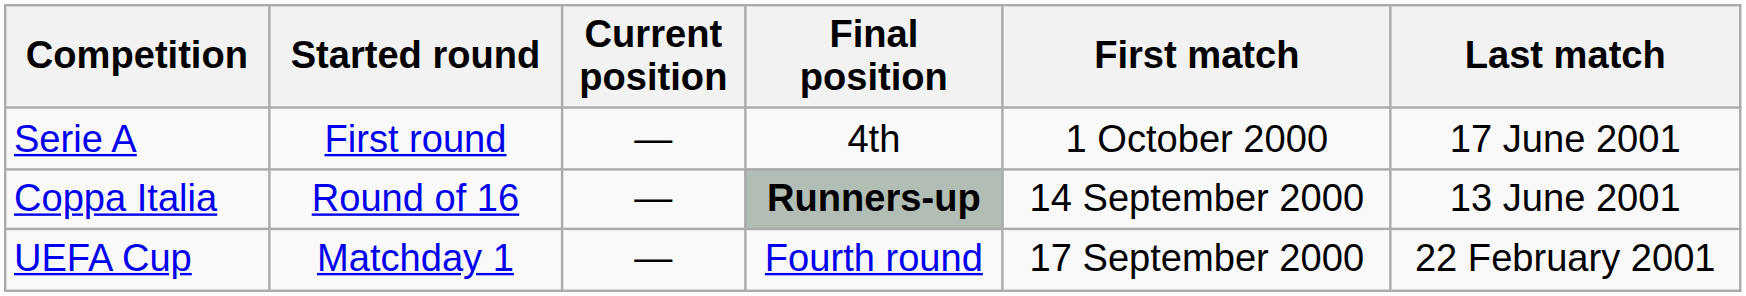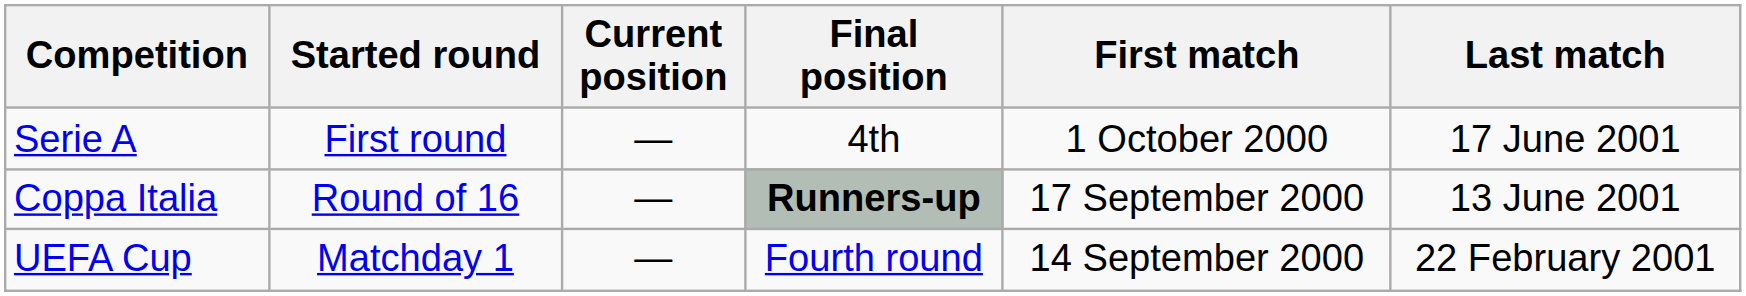(1197, 198) 14 September 2000 -> (1197, 198) 17 September 2000
(1197, 258) 17 September 2000 -> (1197, 258) 14 September 2000
